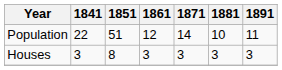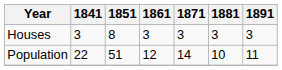rows swapped: (38, 34) <-> (29, 55)
